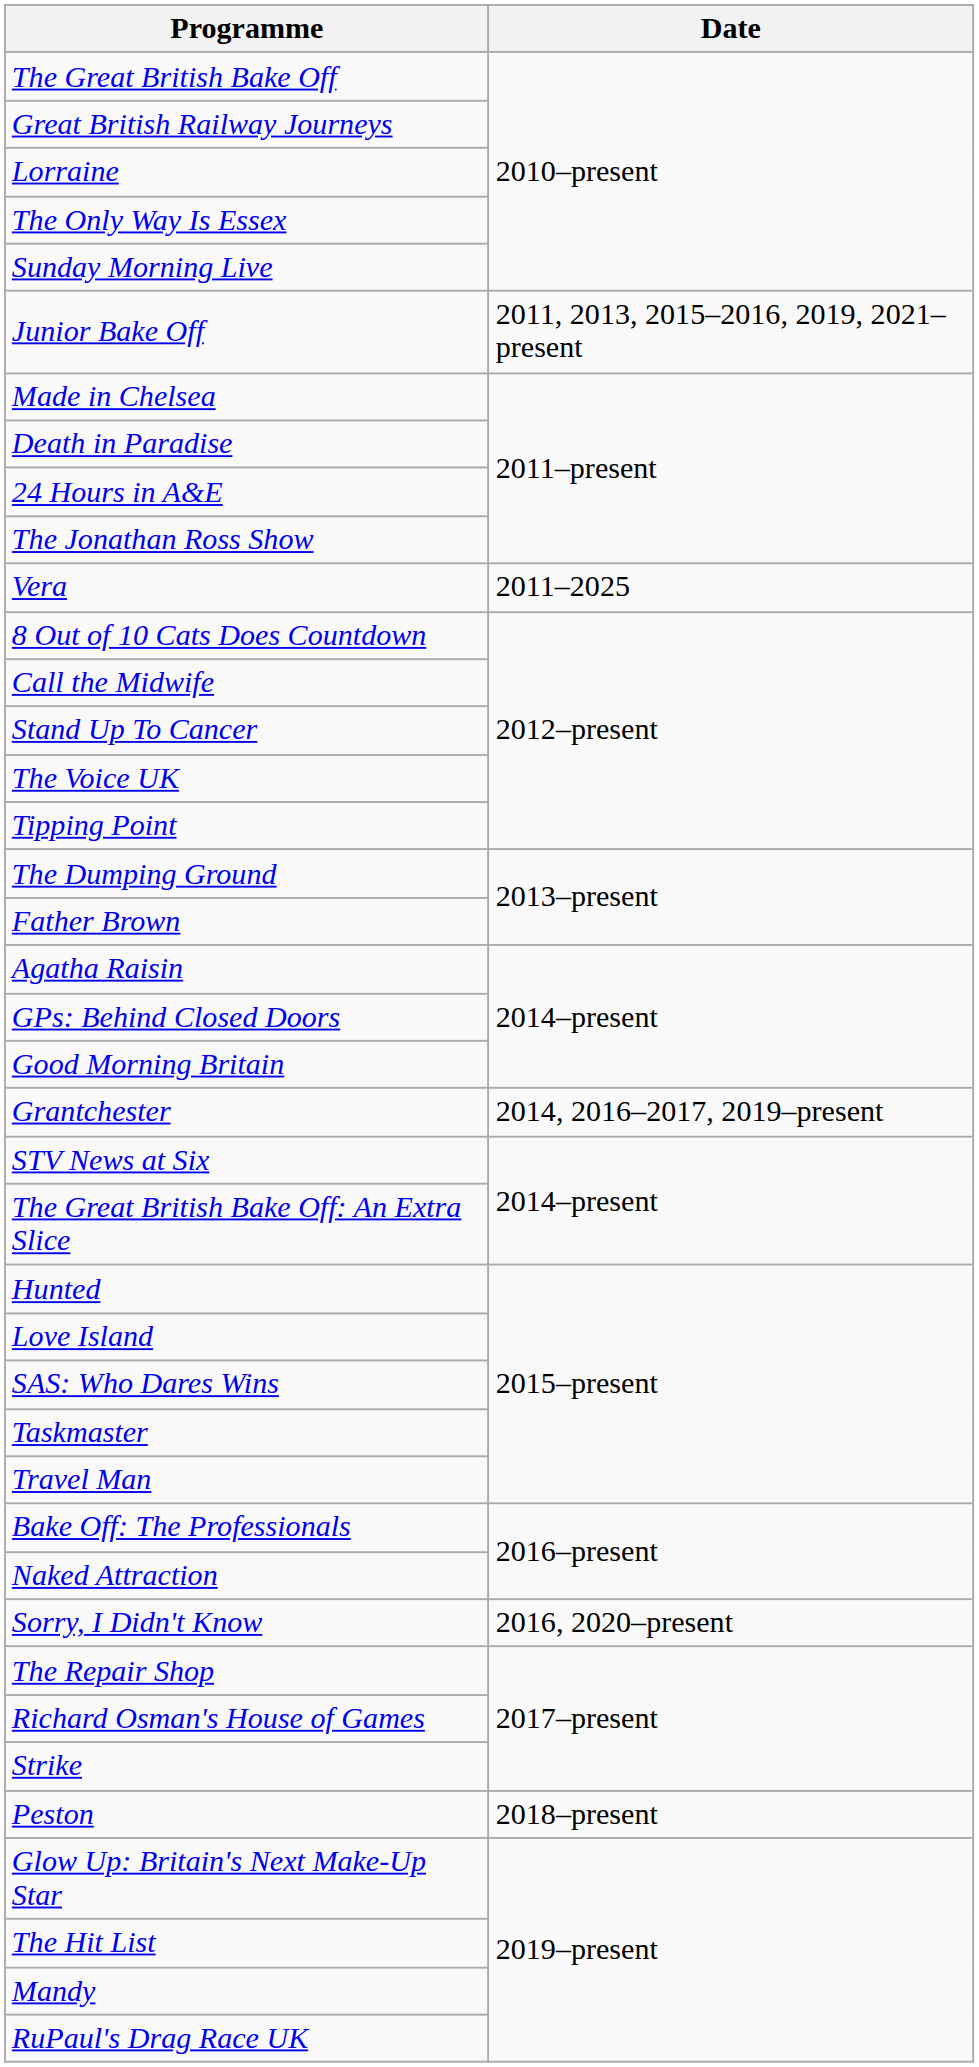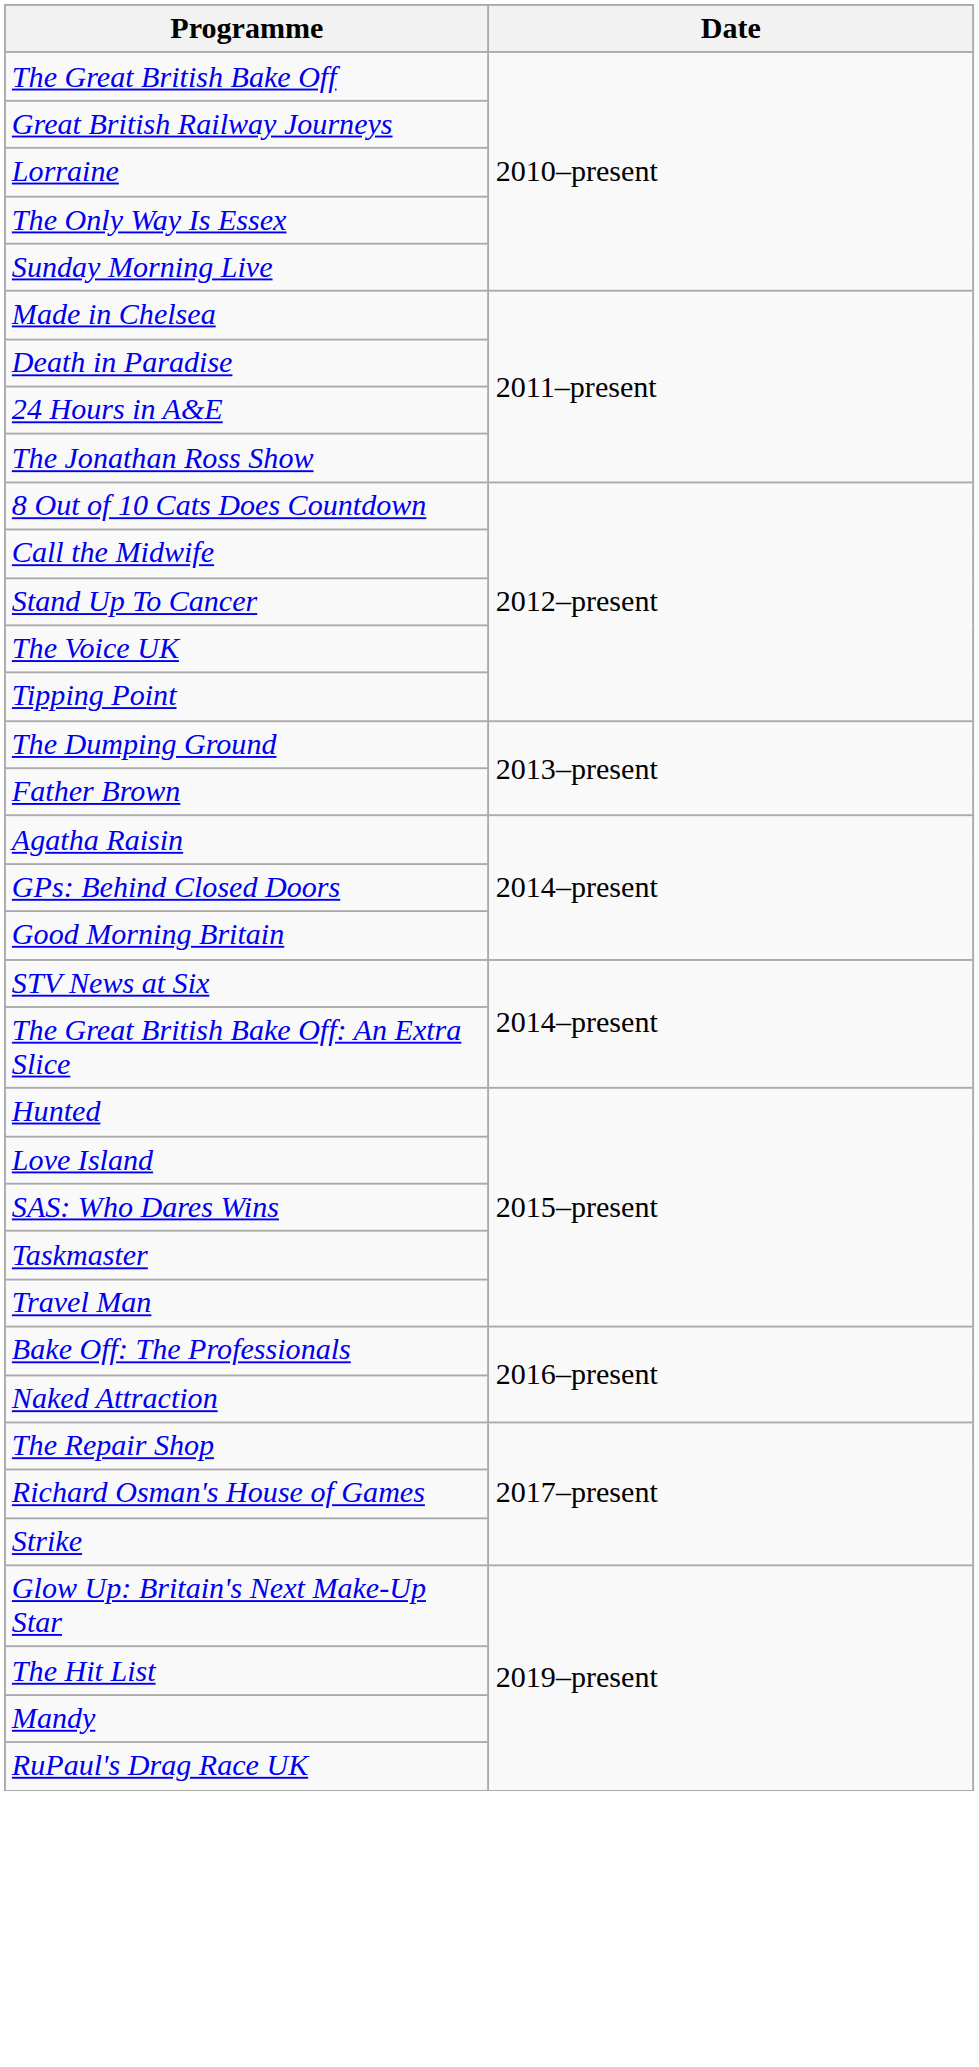- row: (108, 331)
- row: (39, 586)
- row: (91, 1111)
- row: (137, 1622)
- row: (53, 1813)
